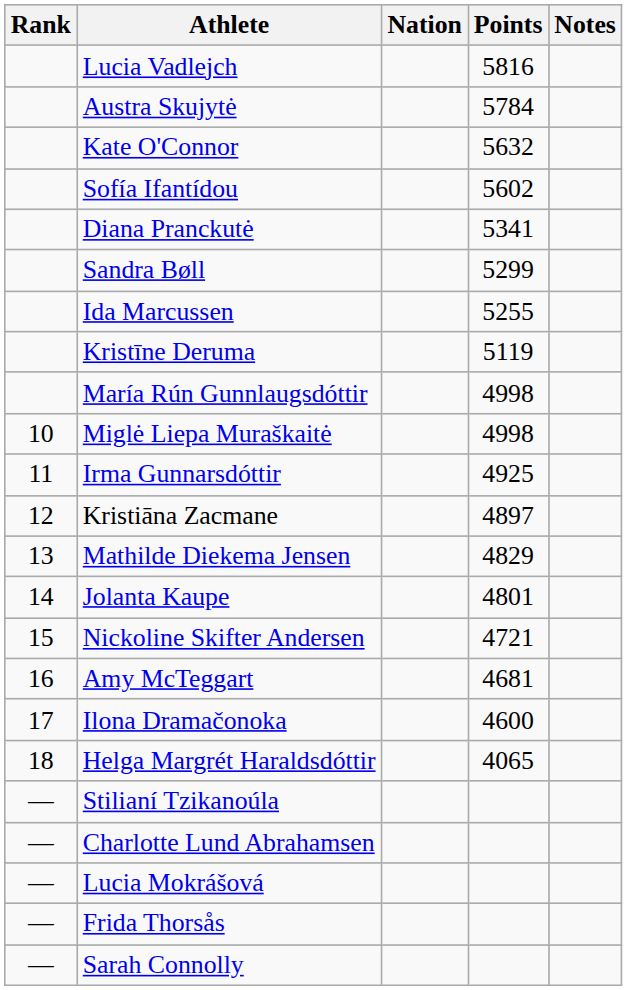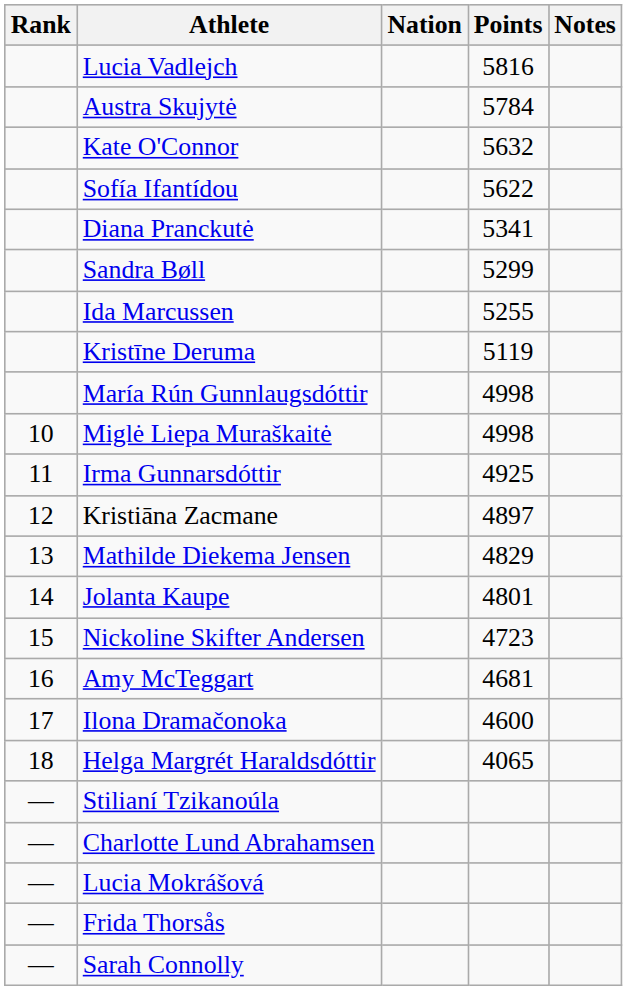(508, 188) 5602 -> (508, 188) 5622
(508, 637) 4721 -> (508, 637) 4723
